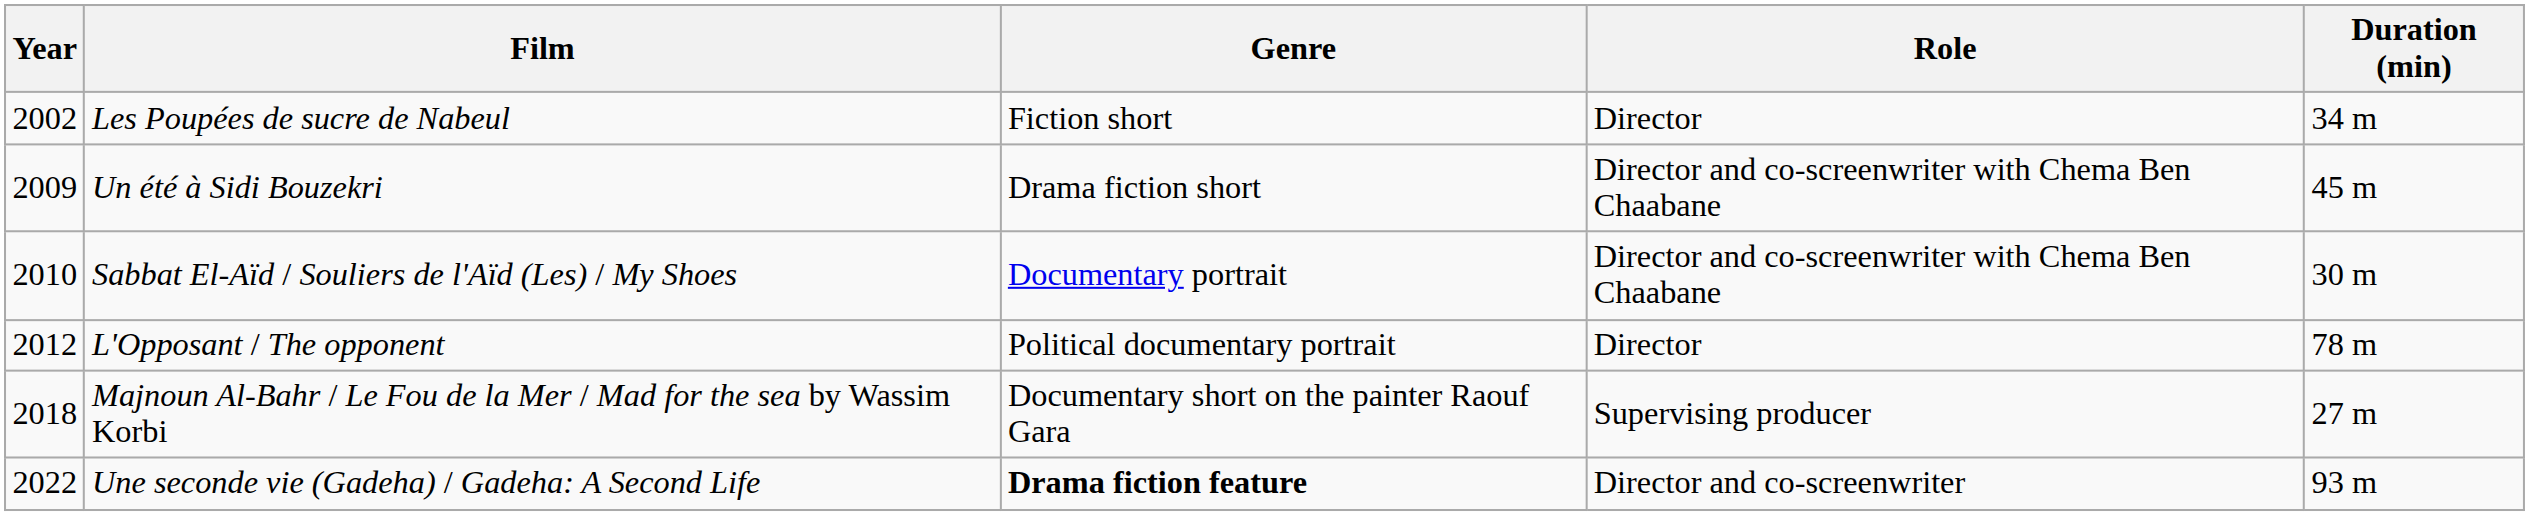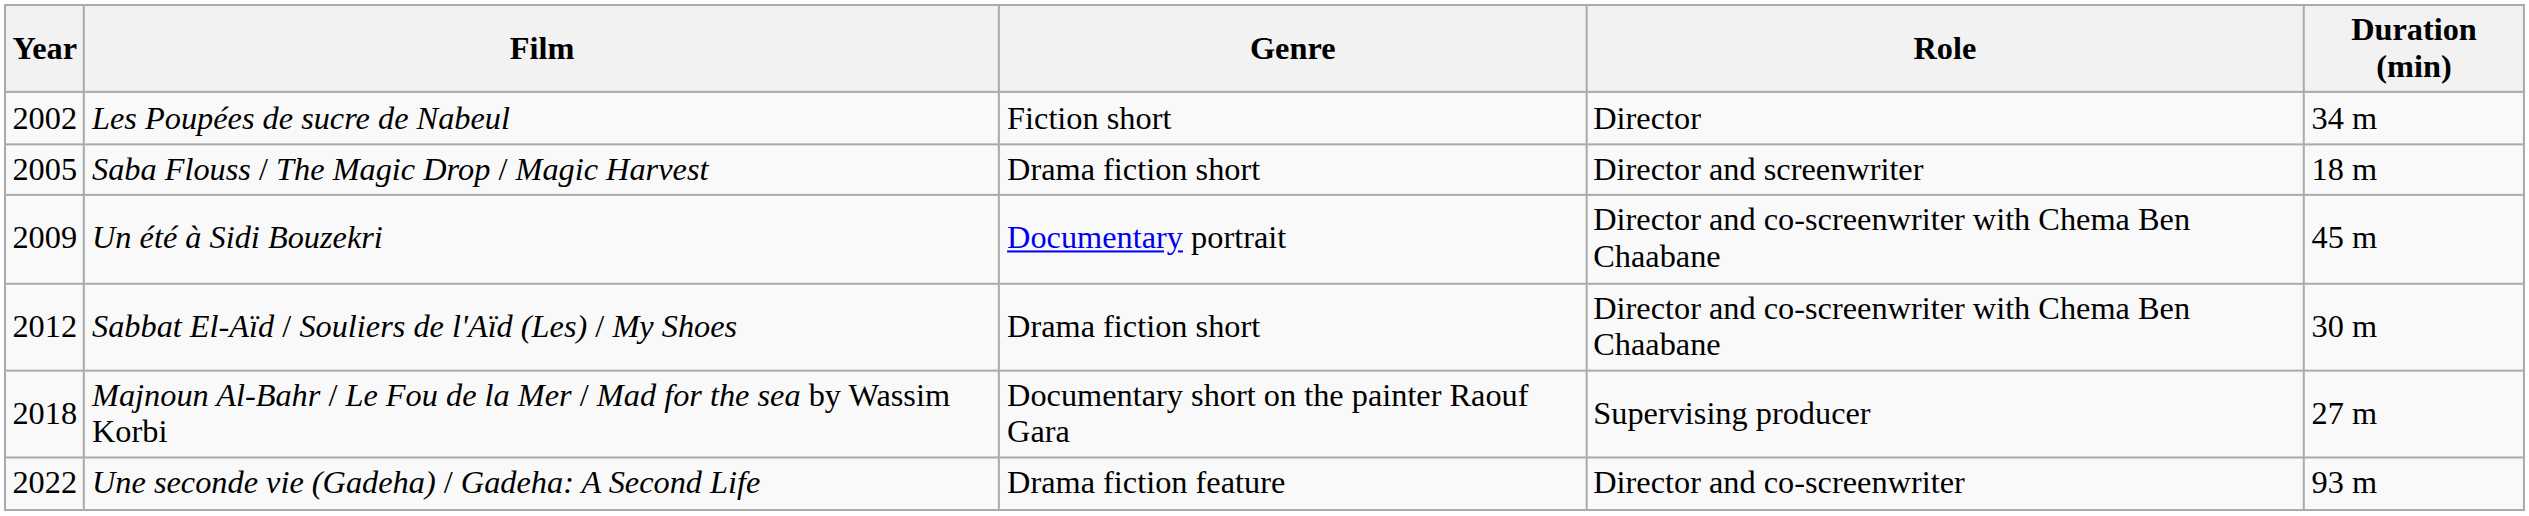+ row: (400, 169)
(1134, 187) Drama fiction short -> (1147, 238) Documentary portrait
(45, 274) 2010 -> (45, 326) 2012
(1147, 274) Documentary portrait -> (1134, 326) Drama fiction short
- row: (268, 344)
(1157, 483) bold -> (1146, 483) normal
